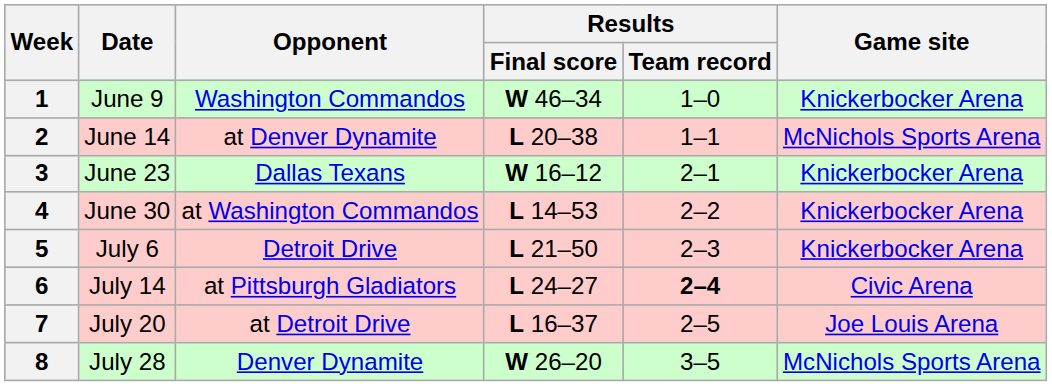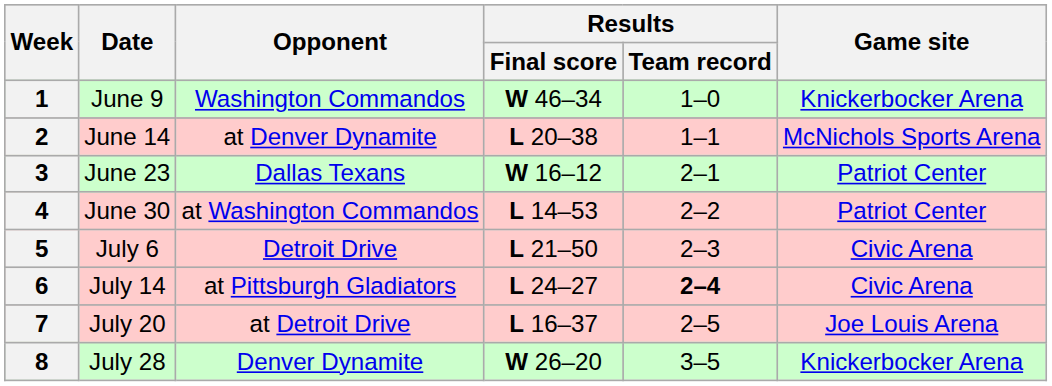(912, 173) Knickerbocker Arena -> (912, 173) Patriot Center
(912, 211) Knickerbocker Arena -> (912, 211) Patriot Center
(912, 248) Knickerbocker Arena -> (912, 248) Civic Arena
(912, 361) McNichols Sports Arena -> (912, 361) Knickerbocker Arena
